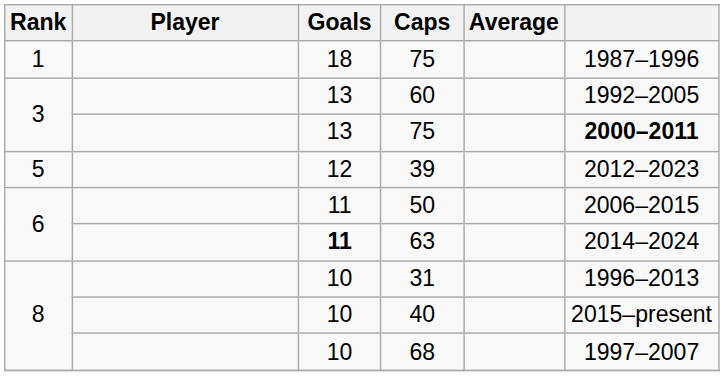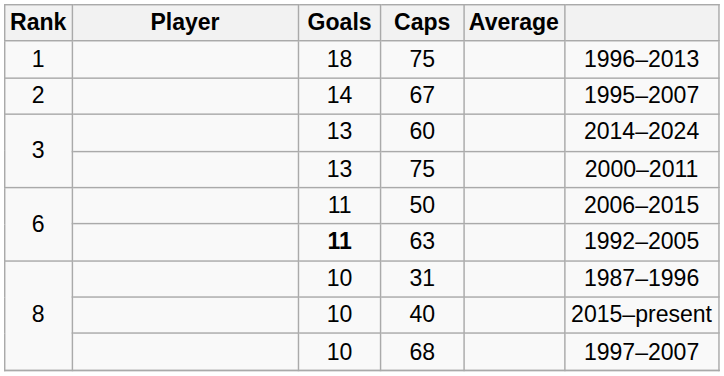(642, 59) 1987–1996 -> (642, 59) 1996–2013
+ row: (38, 95)
(642, 95) 1992–2005 -> (642, 132) 2014–2024
(642, 132) bold -> (642, 168) normal
- row: (38, 168)
(642, 242) 2014–2024 -> (642, 242) 1992–2005
(642, 278) 1996–2013 -> (642, 278) 1987–1996
